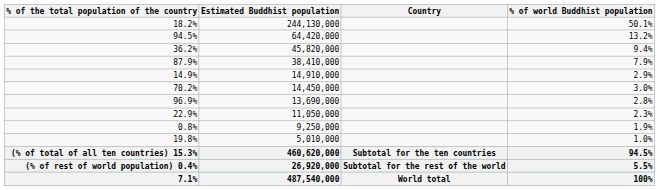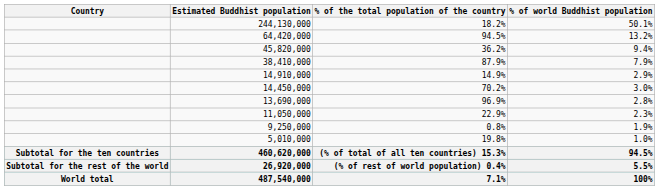columns swapped: (424, 11) <-> (102, 11)
